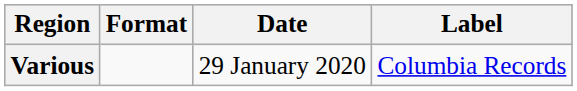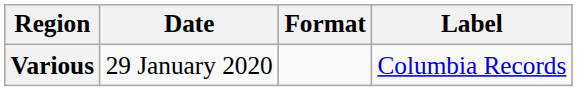columns swapped: (282, 24) <-> (146, 24)
